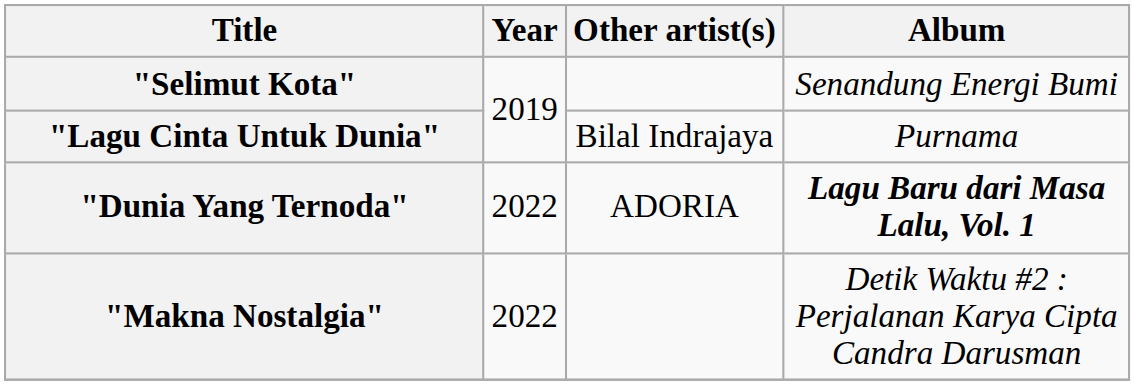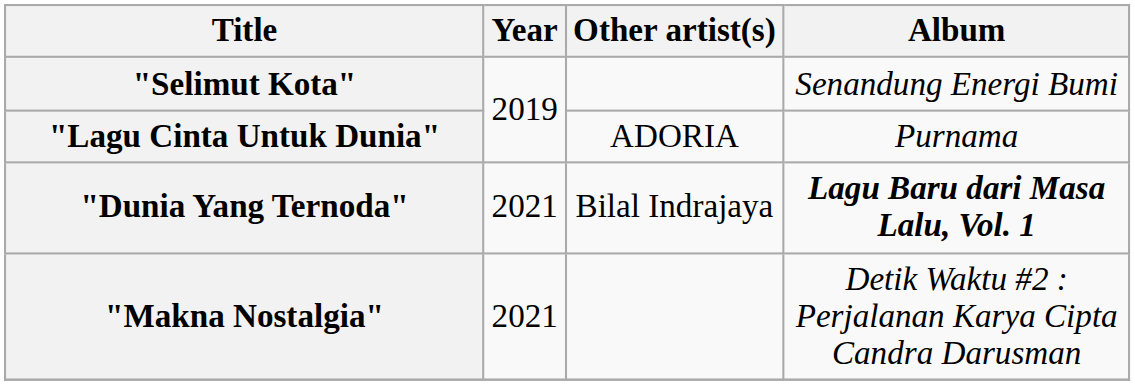(674, 135) Bilal Indrajaya -> (674, 135) ADORIA
(525, 206) 2022 -> (525, 206) 2021
(674, 206) ADORIA -> (674, 206) Bilal Indrajaya
(525, 315) 2022 -> (525, 315) 2021
